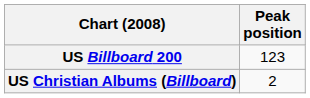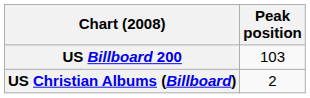(273, 57) 123 -> (273, 57) 103
